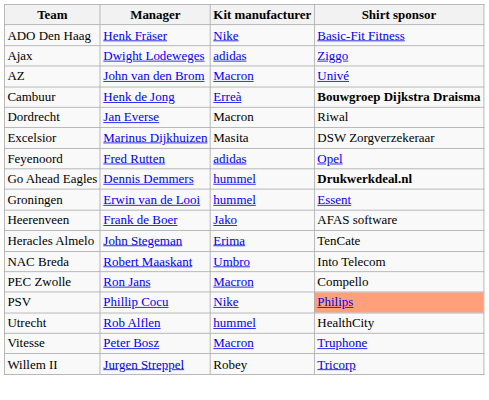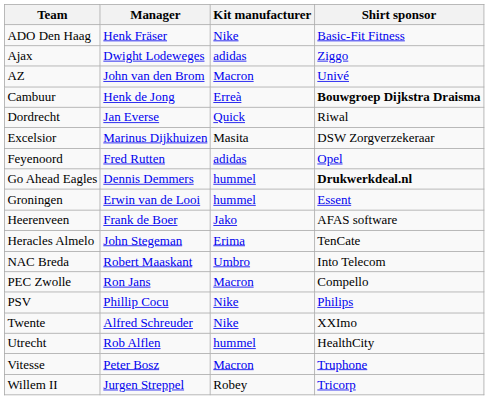(233, 117) Macron -> (229, 117) Quick
(335, 302) lightsalmon background -> (335, 302) no background
+ row: (26, 323)
